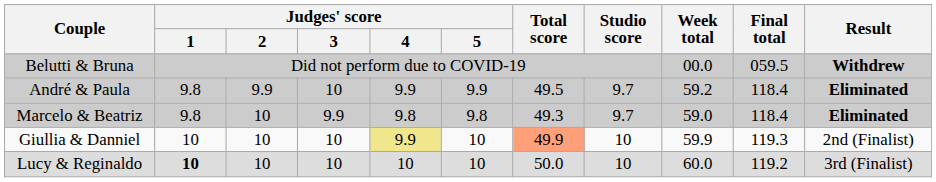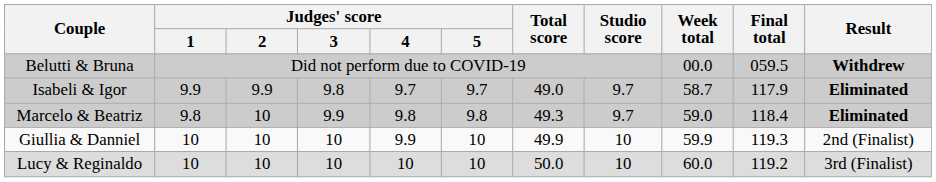- row: (80, 90)
+ row: (80, 90)
(405, 139) khaki background -> (405, 139) no background
(549, 139) lightsalmon background -> (549, 139) no background
(190, 164) bold -> (190, 164) normal
